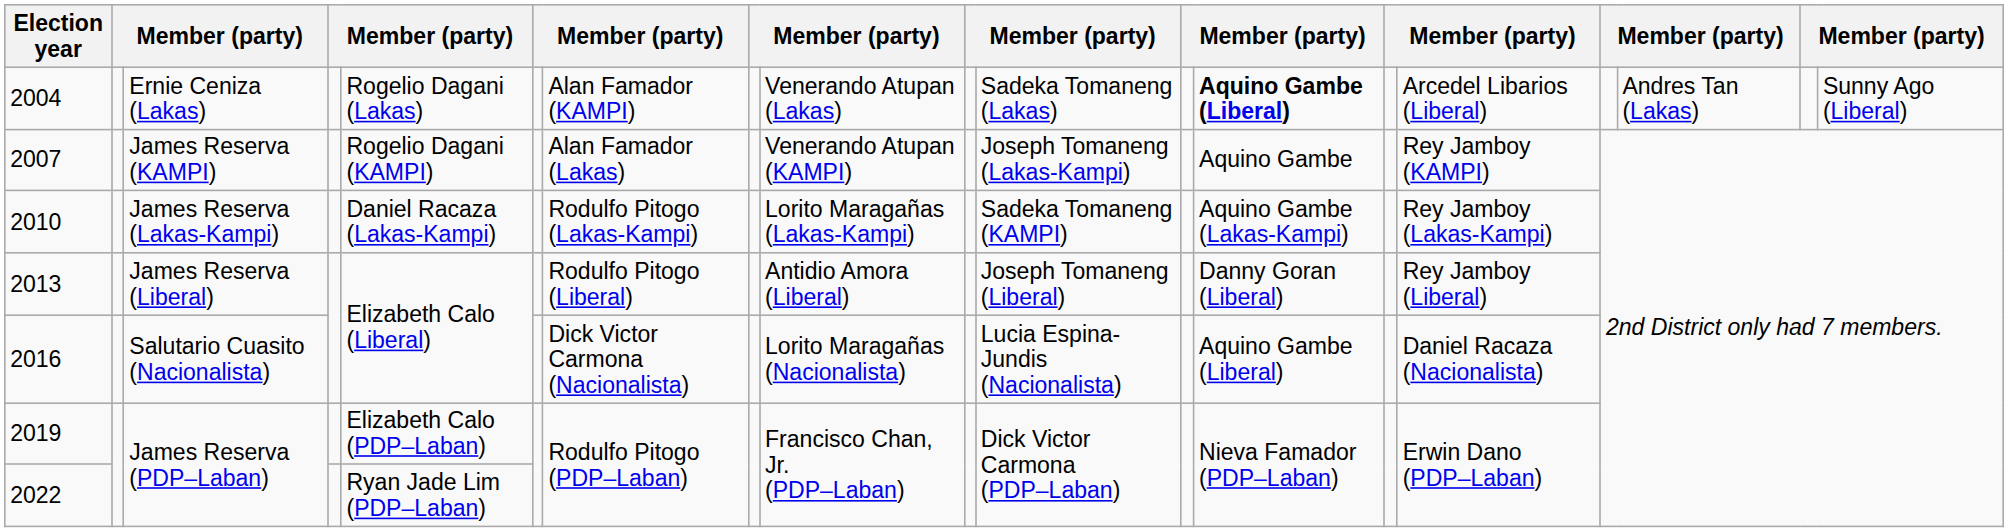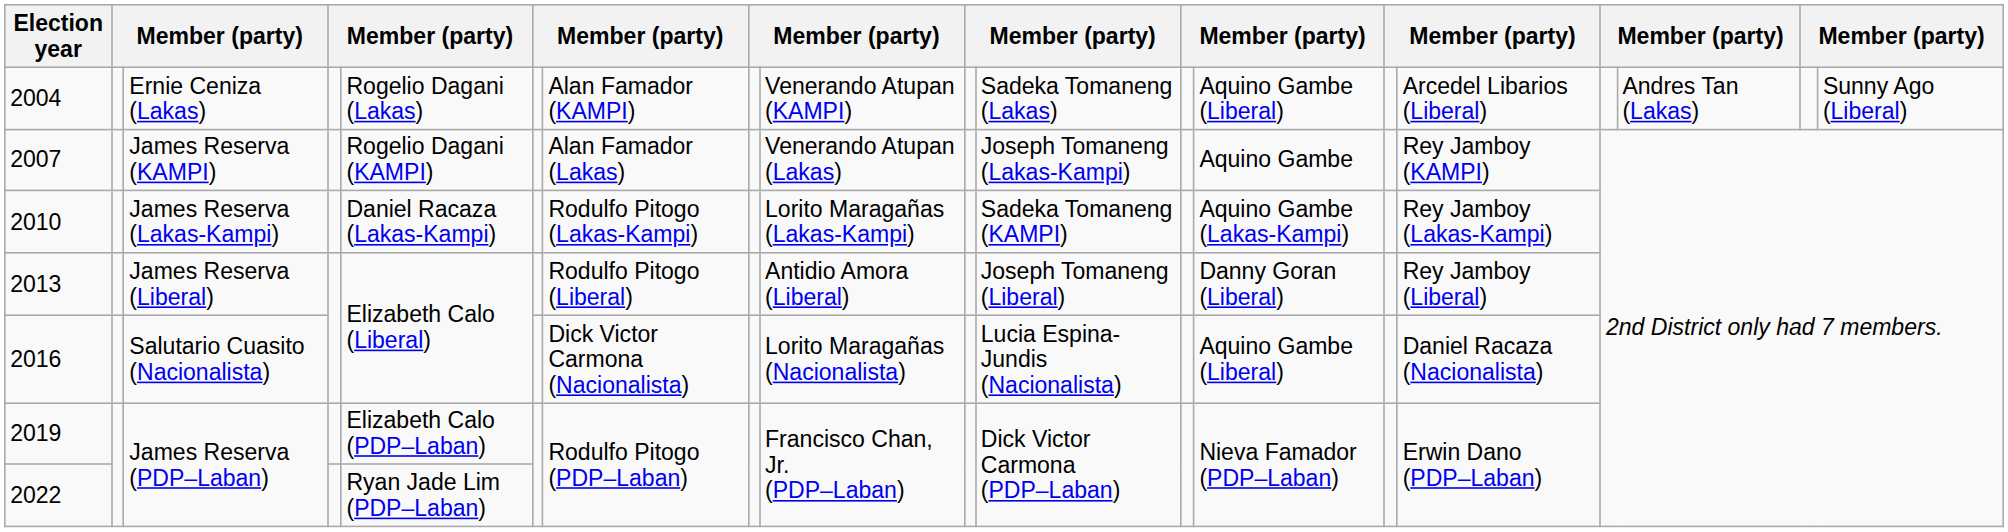(860, 98) Venerando Atupan (Lakas) -> (860, 98) Venerando Atupan (KAMPI)
(1281, 98) bold -> (1276, 98) normal
(860, 160) Venerando Atupan (KAMPI) -> (860, 160) Venerando Atupan (Lakas)
